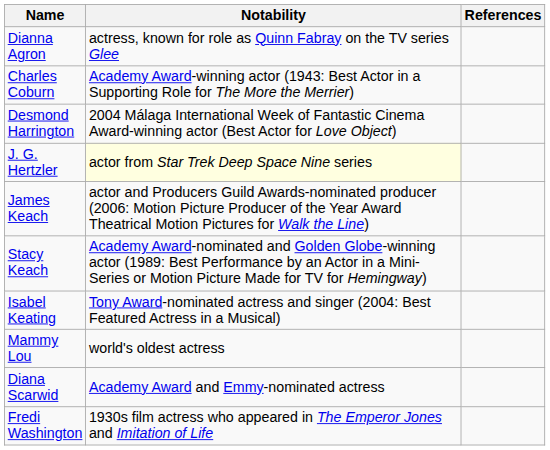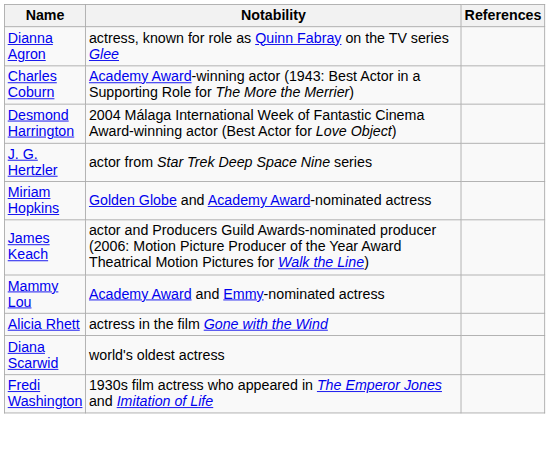(230, 162) lightyellow background -> (230, 162) no background
+ row: (33, 200)
- row: (28, 263)
- row: (32, 310)
(157, 348) world's oldest actress -> (237, 294) Academy Award and Emmy-nominated actress
+ row: (44, 324)
(237, 387) Academy Award and Emmy-nominated actress -> (157, 355) world's oldest actress
